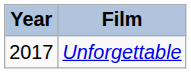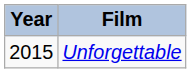(31, 51) 2017 -> (31, 51) 2015
